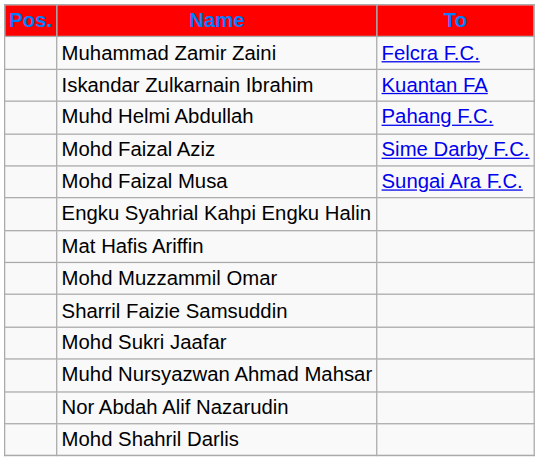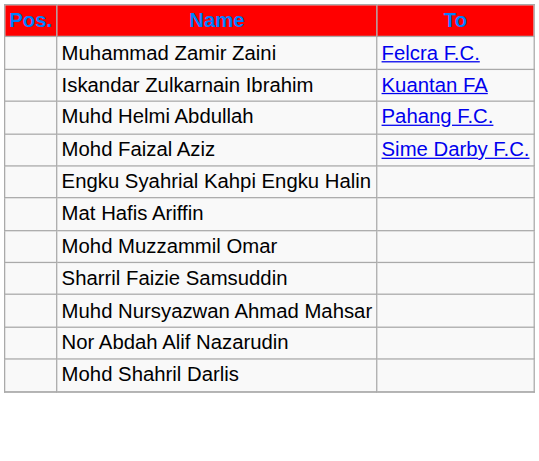- row: (145, 181)
- row: (144, 342)
